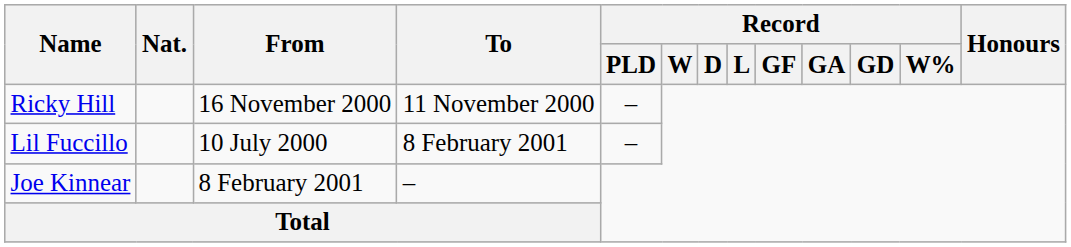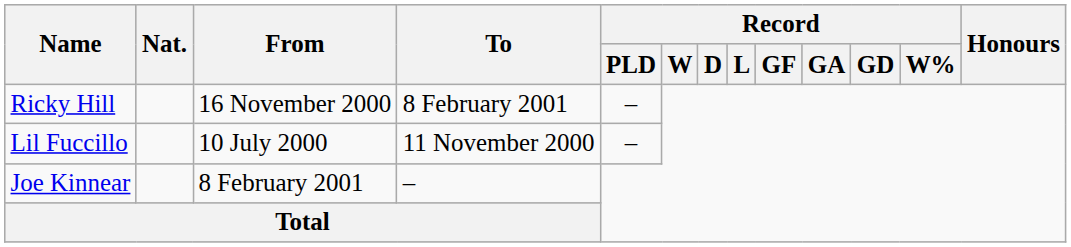(499, 103) 11 November 2000 -> (485, 103) 8 February 2001
(485, 143) 8 February 2001 -> (499, 143) 11 November 2000
